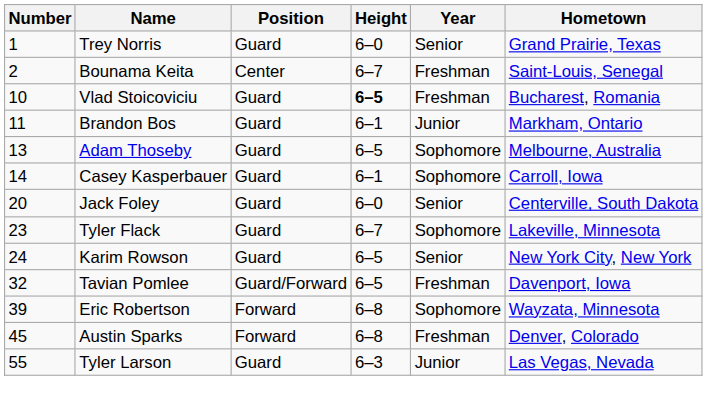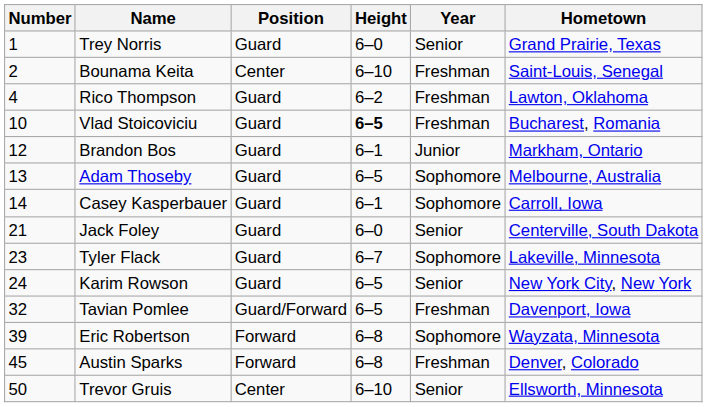(369, 71) 6–7 -> (373, 71) 6–10
+ row: (138, 97)
(17, 124) 11 -> (18, 150) 12
(18, 203) 20 -> (18, 230) 21
+ row: (125, 389)
- row: (125, 362)
